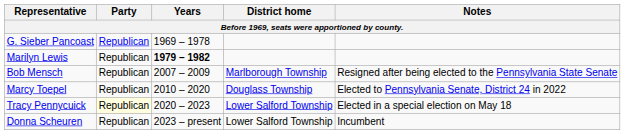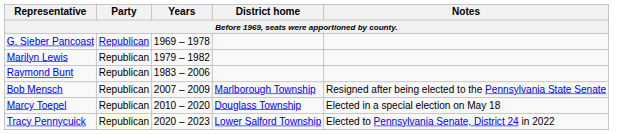(182, 57) bold -> (182, 57) normal
+ row: (40, 73)
(451, 89) Elected to Pennsylvania Senate, District 24 in 2022 -> (413, 105) Elected in a special election on May 18
(424, 105) Elected in a special election on May 18 -> (440, 121) Elected to Pennsylvania Senate, District 24 in 2022
- row: (44, 121)
